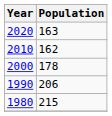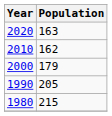(48, 67) 178 -> (48, 67) 179
(48, 85) 206 -> (48, 85) 205
